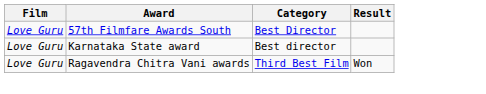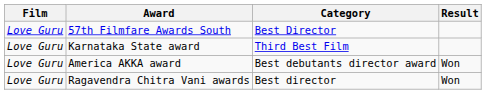(295, 47) Best director -> (302, 47) Third Best Film
+ row: (125, 64)
(302, 64) Third Best Film -> (295, 81) Best director
